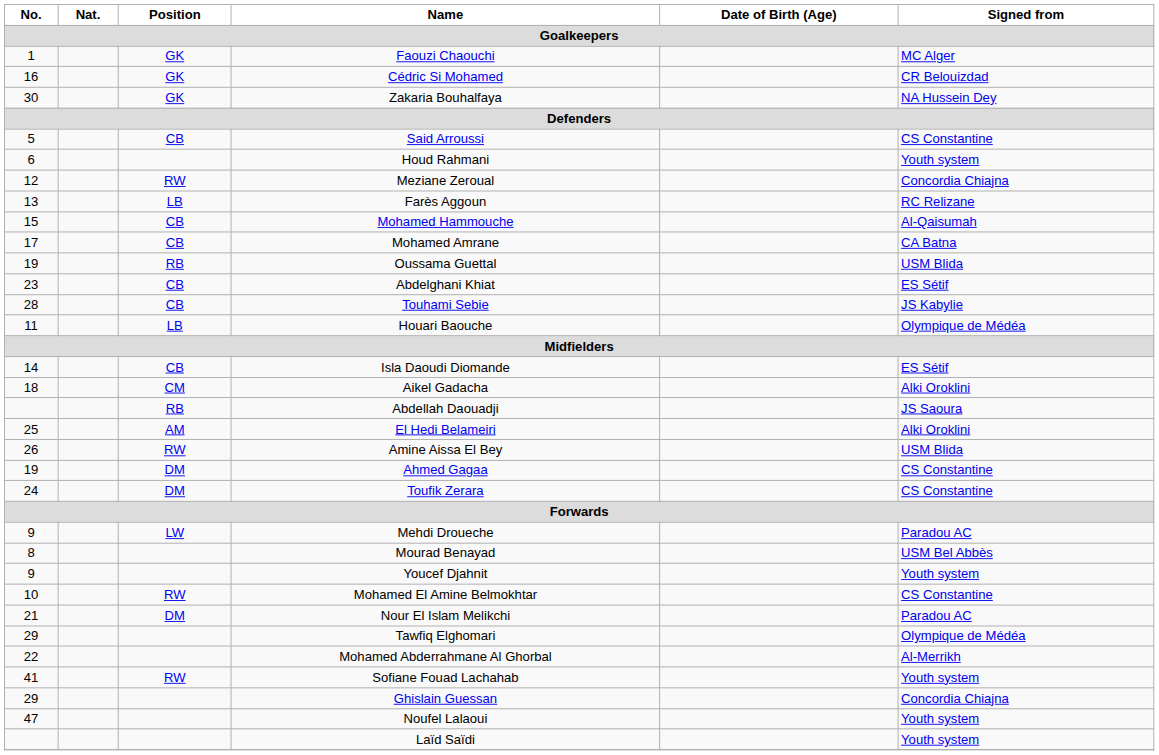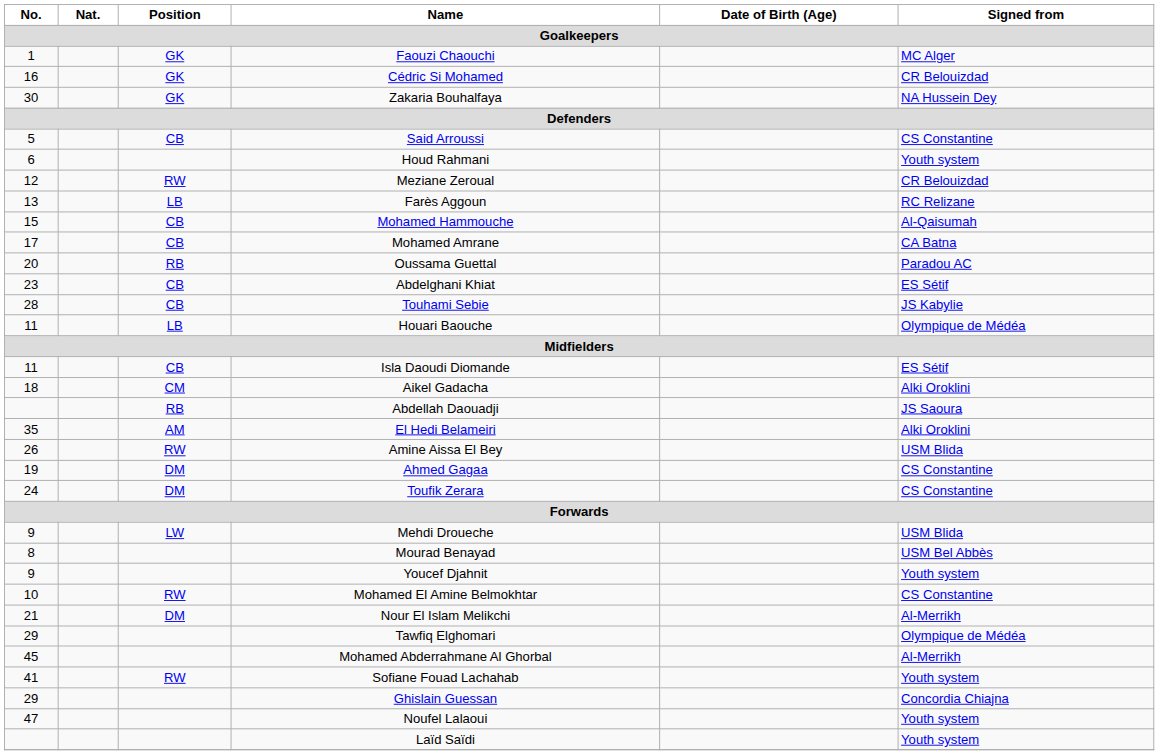(955, 181) Concordia Chiajna -> (945, 181) CR Belouizdad
(31, 264) 19 -> (31, 264) 20
(932, 264) USM Blida -> (936, 264) Paradou AC
(31, 367) 14 -> (31, 367) 11
(31, 429) 25 -> (31, 429) 35
(936, 533) Paradou AC -> (932, 533) USM Blida
(936, 616) Paradou AC -> (931, 616) Al-Merrikh
(31, 657) 22 -> (31, 657) 45
